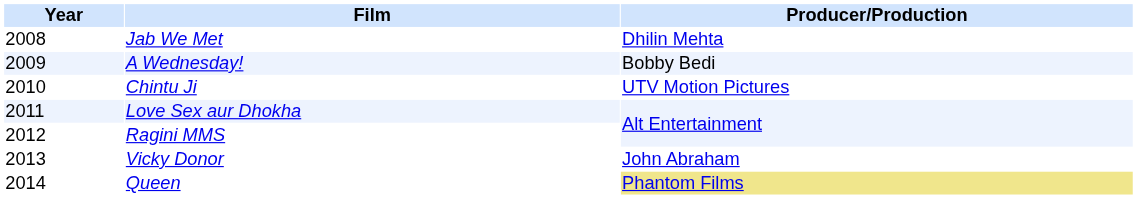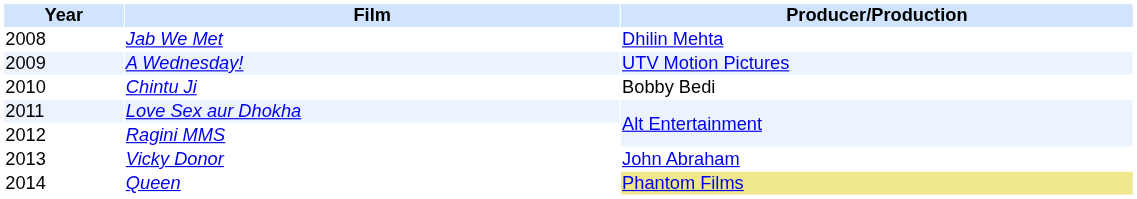(669, 63) Bobby Bedi -> (706, 63) UTV Motion Pictures
(706, 87) UTV Motion Pictures -> (669, 87) Bobby Bedi
